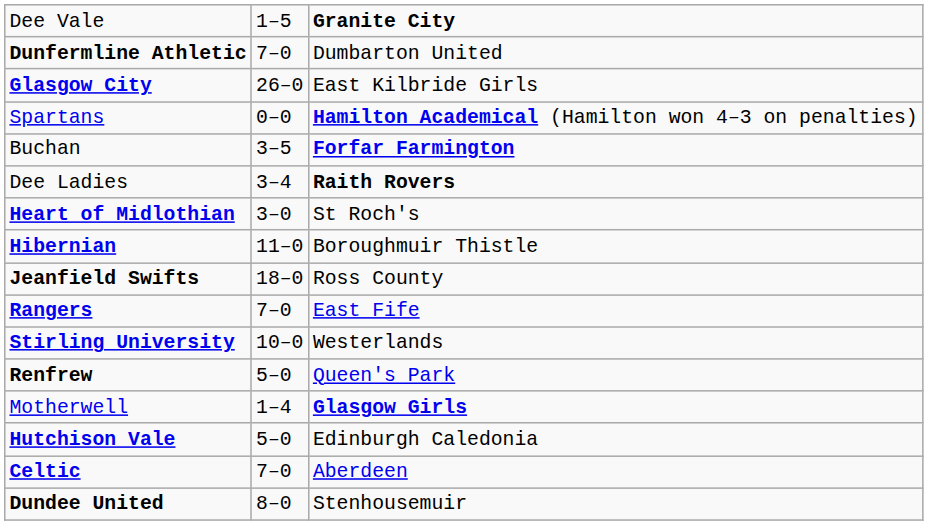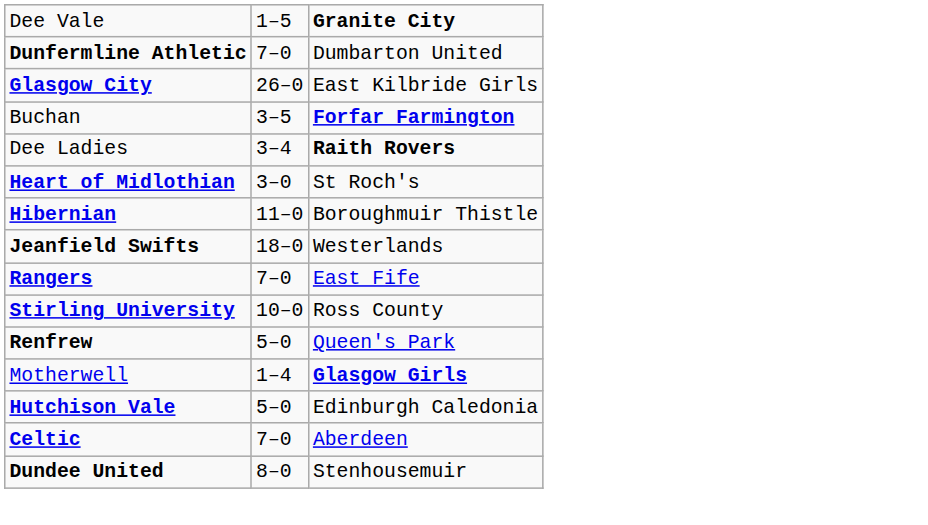- row: (57, 117)
(378, 279) Ross County -> (378, 246) Westerlands
(378, 343) Westerlands -> (378, 311) Ross County
